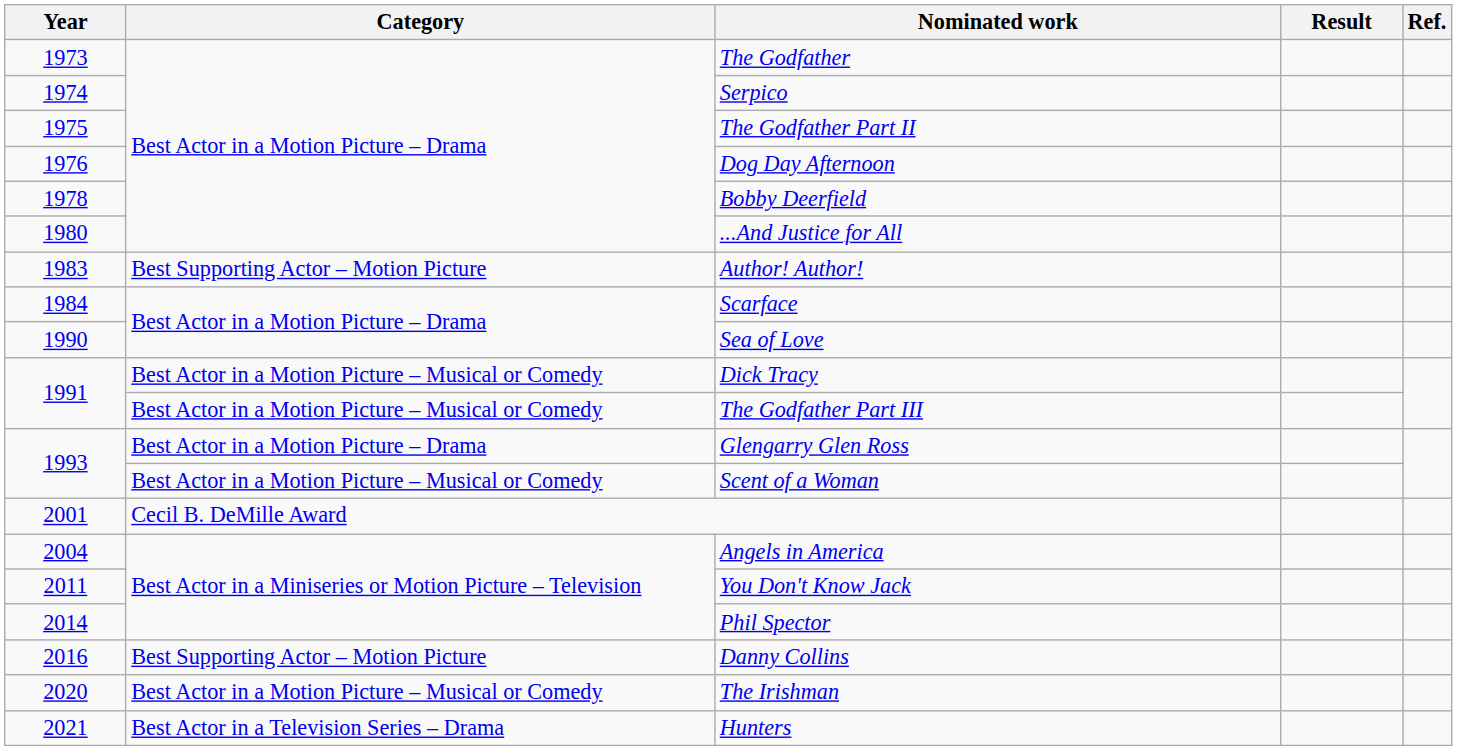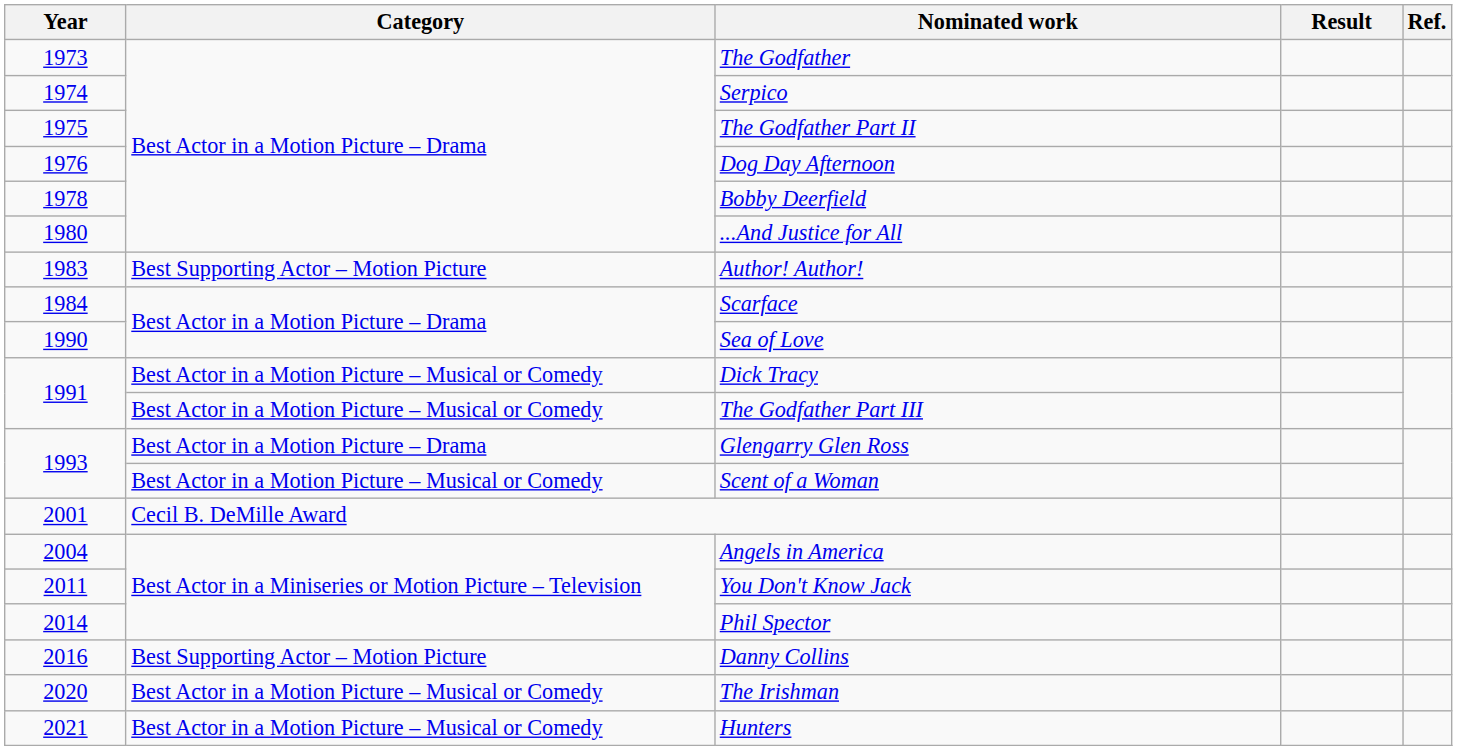(318, 727) Best Actor in a Television Series – Drama -> (367, 727) Best Actor in a Motion Picture – Musical or Comedy
